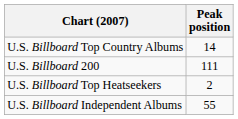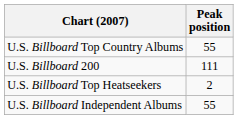(210, 47) 14 -> (210, 47) 55
